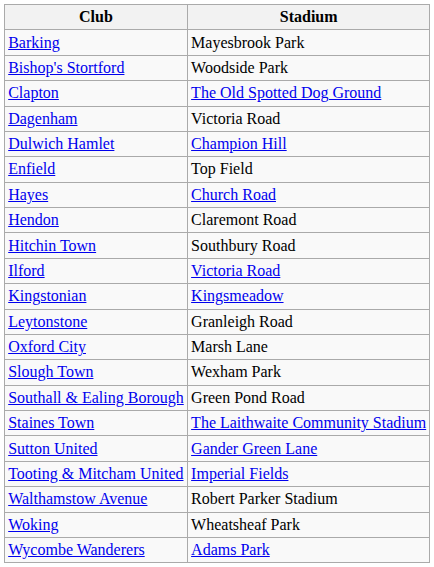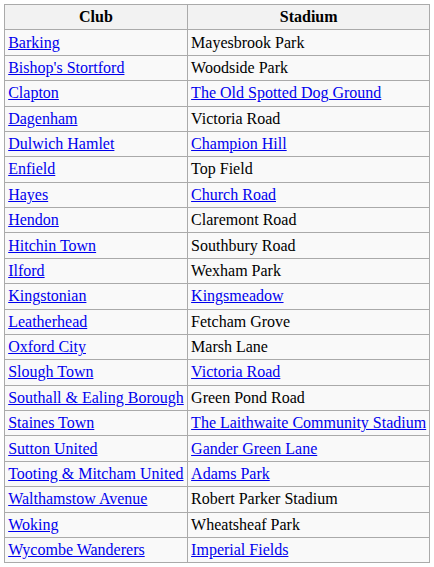(236, 270) Victoria Road -> (236, 270) Wexham Park
+ row: (48, 321)
- row: (48, 321)
(236, 372) Wexham Park -> (236, 372) Victoria Road
(240, 473) Imperial Fields -> (230, 473) Adams Park
(230, 550) Adams Park -> (240, 550) Imperial Fields
